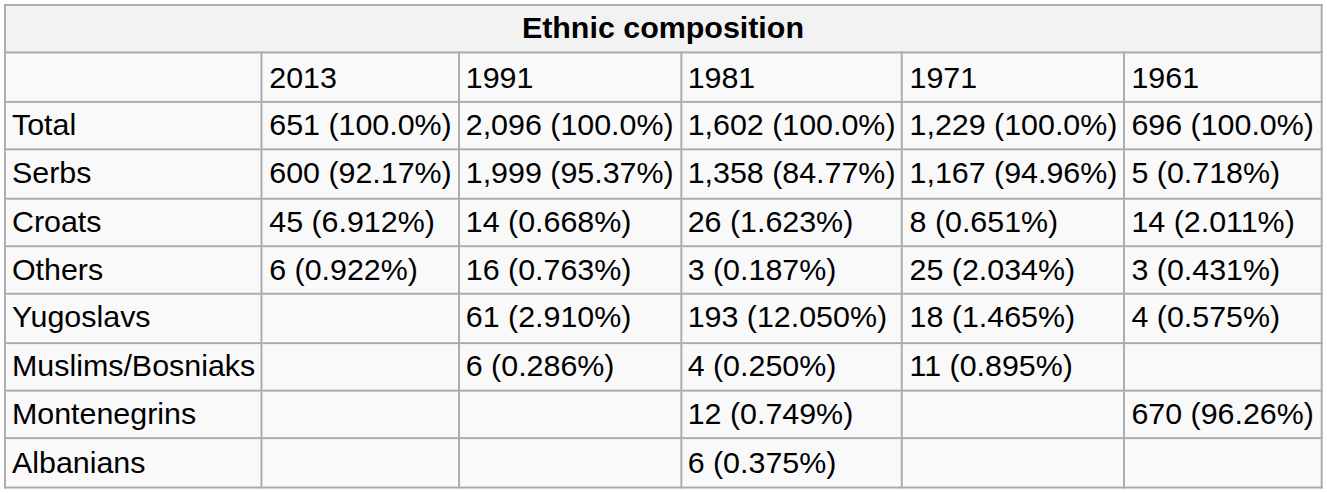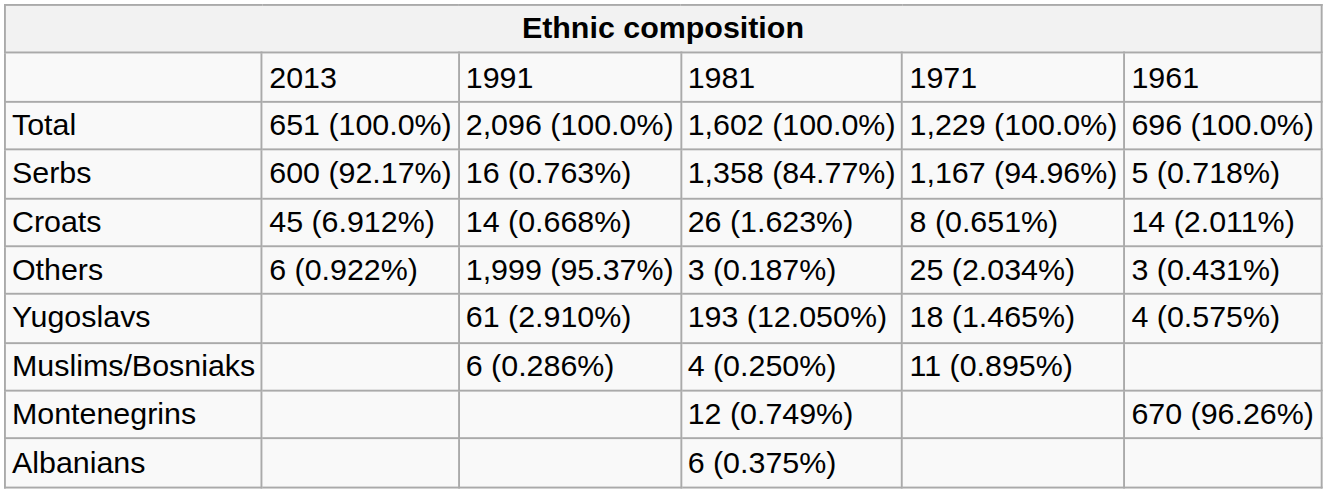(570, 173) 1,999 (95.37%) -> (549, 173) 16 (0.763%)
(549, 269) 16 (0.763%) -> (570, 269) 1,999 (95.37%)
